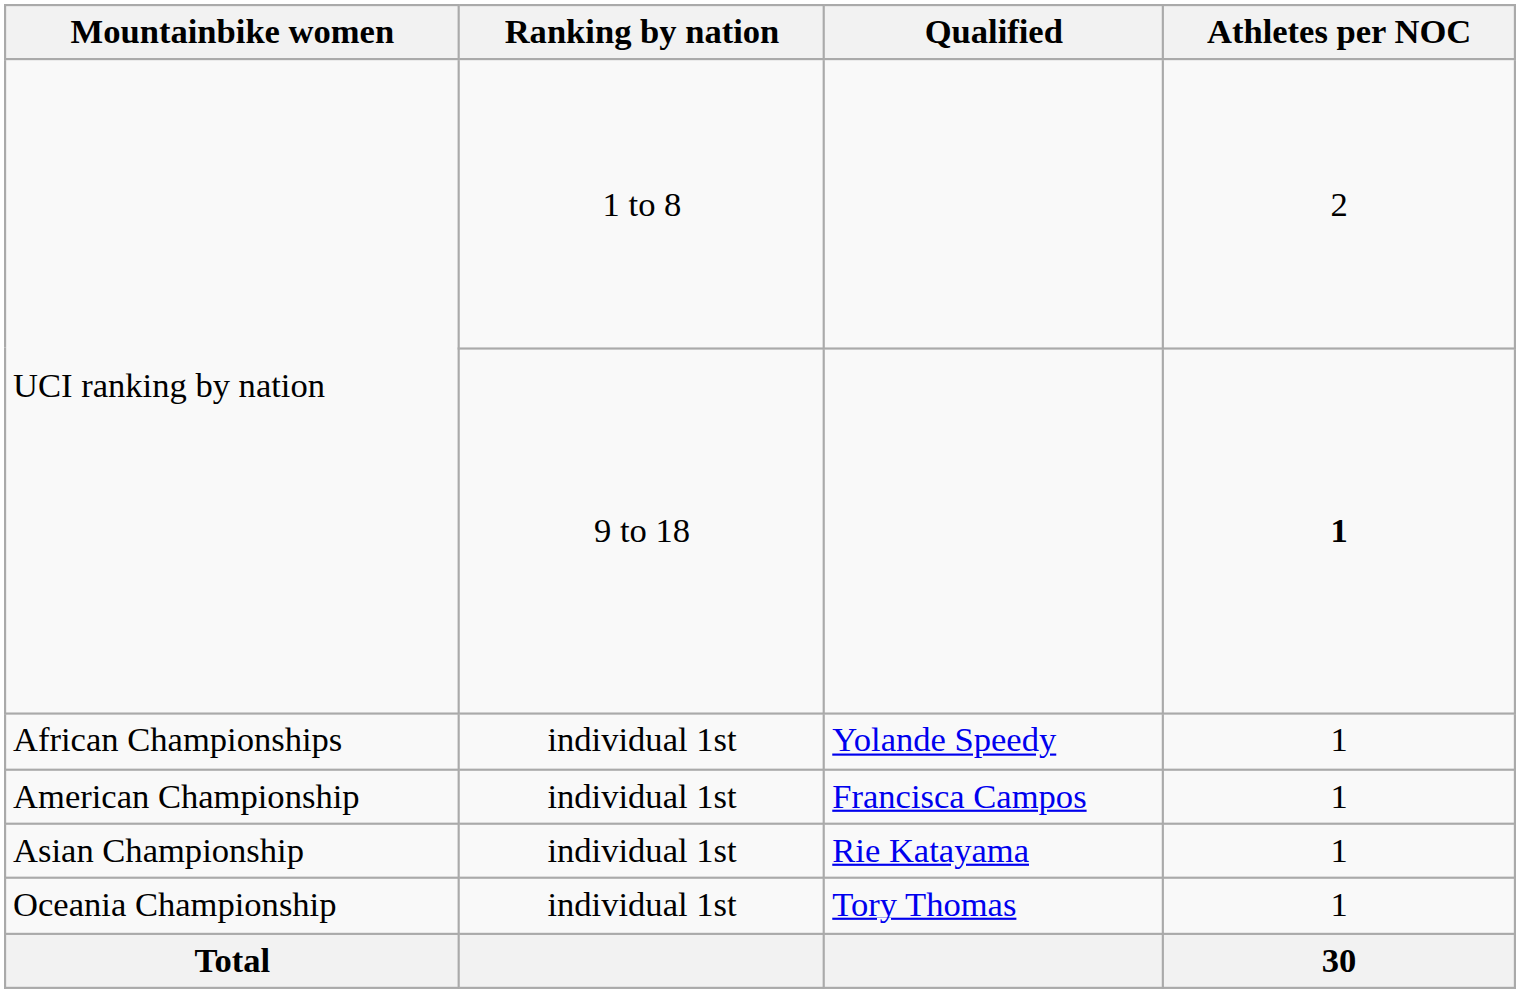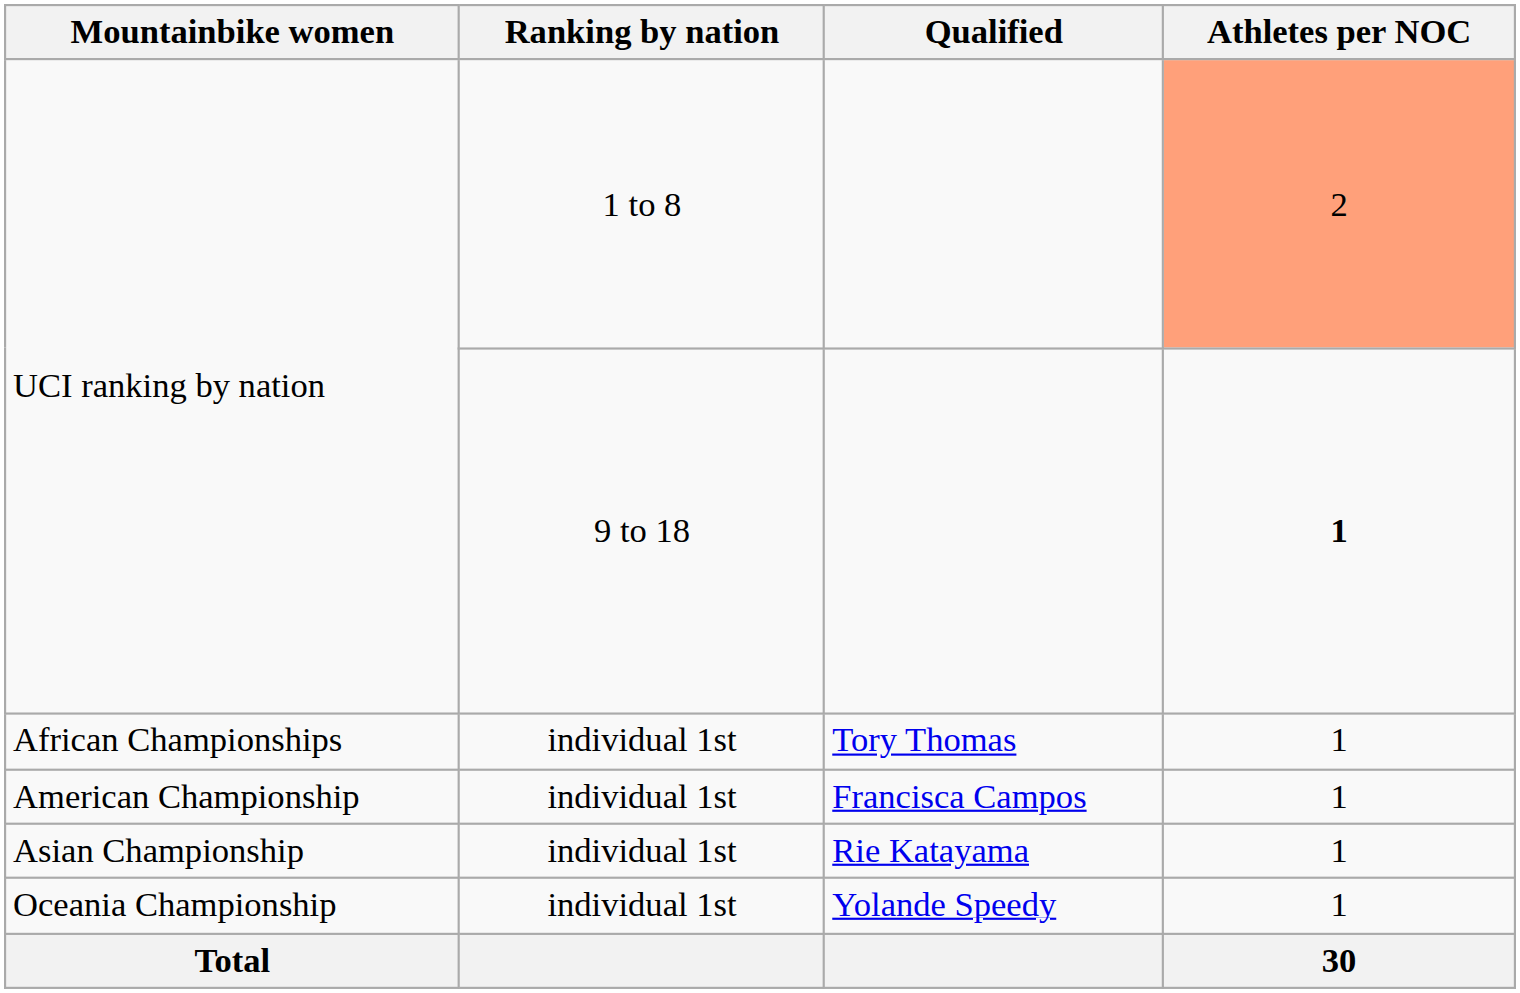(1339, 203) no background -> (1339, 203) lightsalmon background
(944, 740) Yolande Speedy -> (924, 740) Tory Thomas
(924, 905) Tory Thomas -> (944, 905) Yolande Speedy
